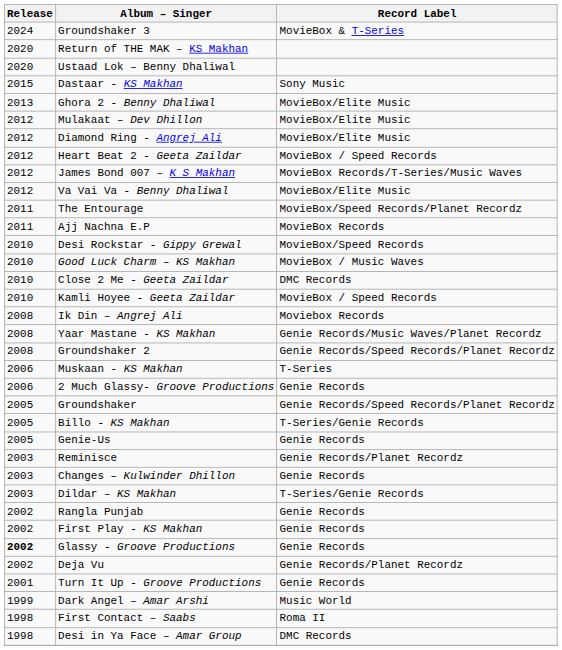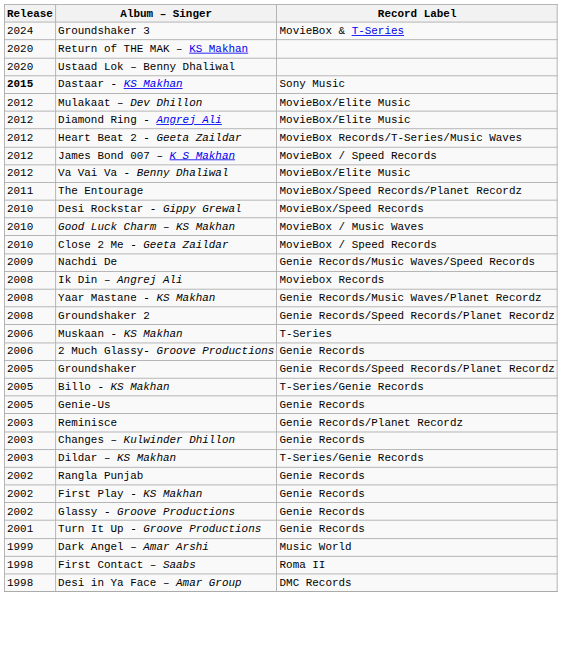(20, 85) normal -> (20, 85) bold
- row: (137, 102)
(358, 156) MovieBox / Speed Records -> (401, 138) MovieBox Records/T-Series/Music Waves
(401, 173) MovieBox Records/T-Series/Music Waves -> (358, 156) MovieBox / Speed Records
- row: (104, 227)
(316, 280) DMC Records -> (358, 245) MovieBox / Speed Records
- row: (147, 298)
+ row: (88, 262)
(20, 547) bold -> (20, 512) normal
- row: (81, 565)
